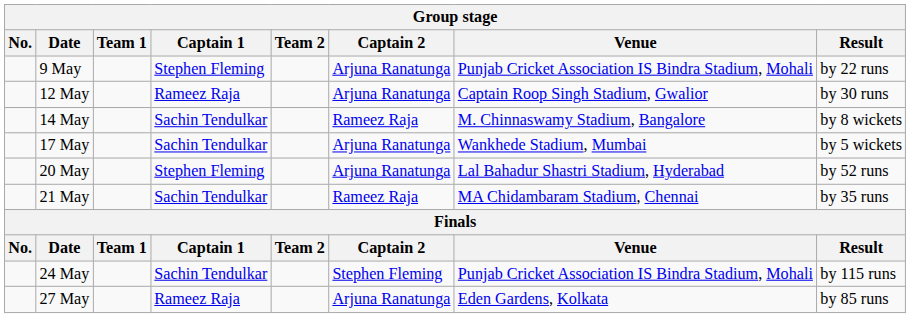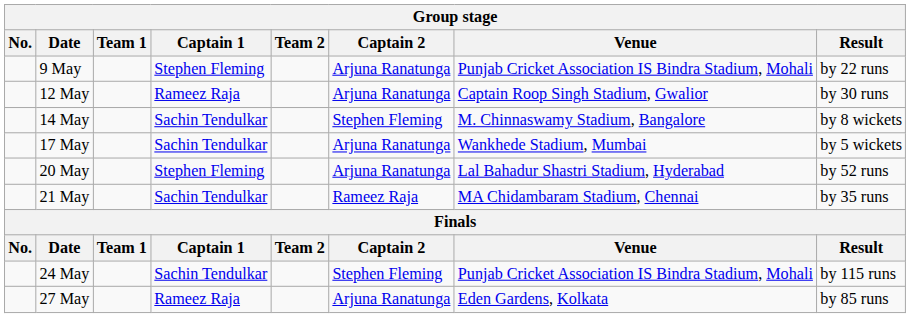(375, 119) Rameez Raja -> (387, 119) Stephen Fleming
